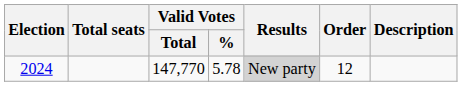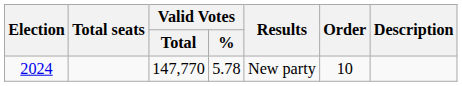(282, 68) lightgrey background -> (282, 68) no background
(345, 68) 12 -> (345, 68) 10
